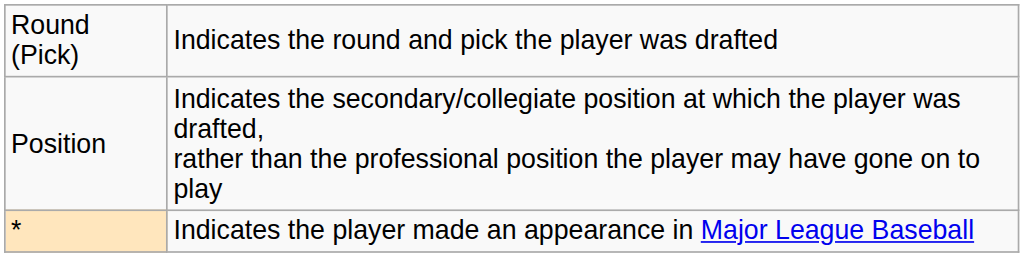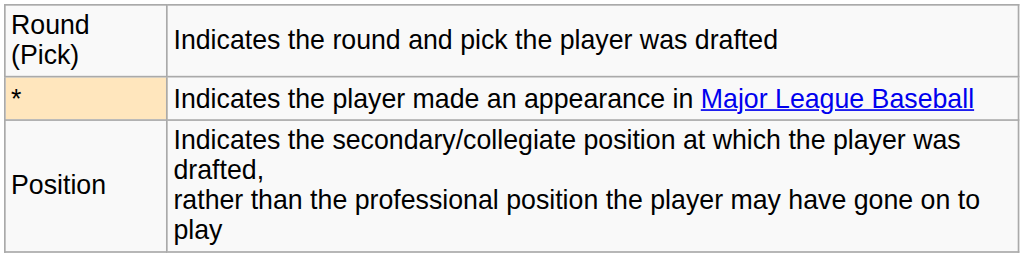rows swapped: (59, 143) <-> (16, 230)
